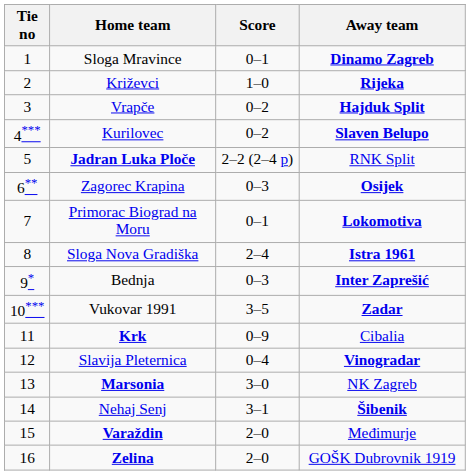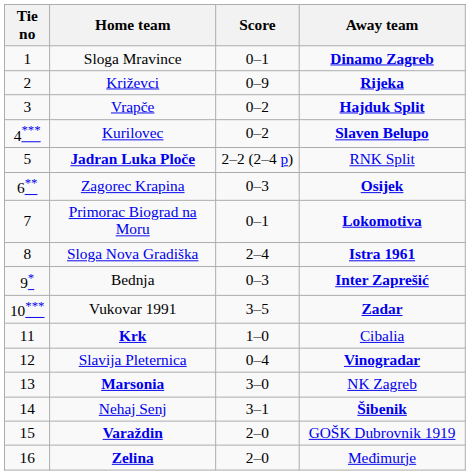(257, 82) 1–0 -> (257, 82) 0–9
(257, 335) 0–9 -> (257, 335) 1–0
(382, 433) Međimurje -> (382, 433) GOŠK Dubrovnik 1919
(382, 457) GOŠK Dubrovnik 1919 -> (382, 457) Međimurje
